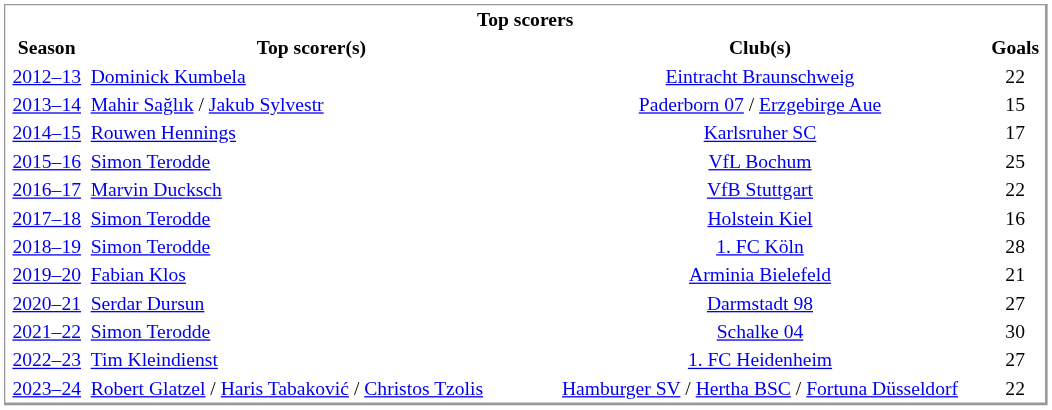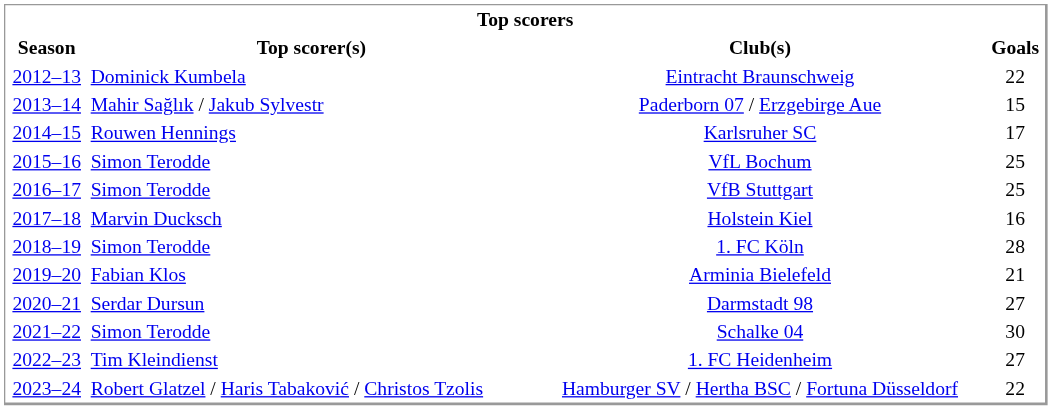(156, 189) Marvin Ducksch -> (150, 189) Simon Terodde
(1015, 189) 22 -> (1015, 189) 25
(150, 218) Simon Terodde -> (156, 218) Marvin Ducksch
